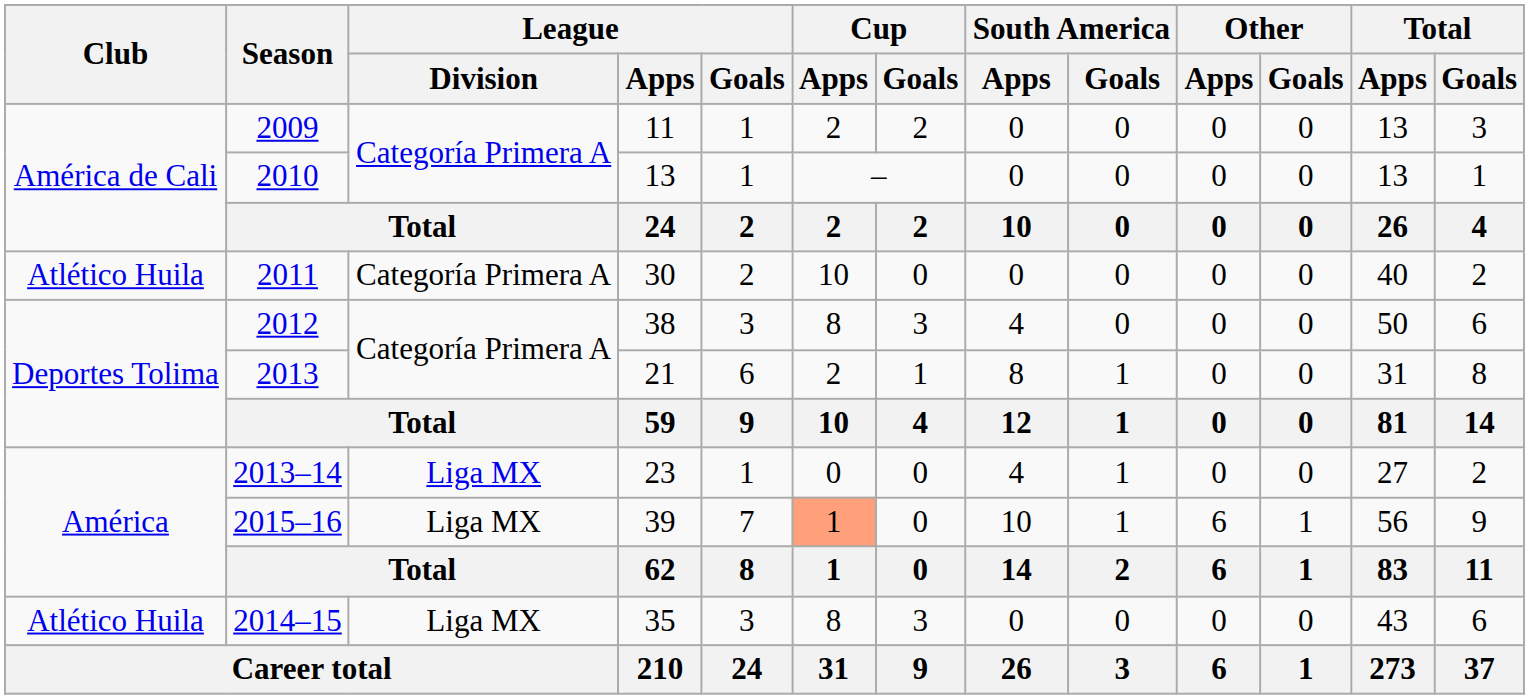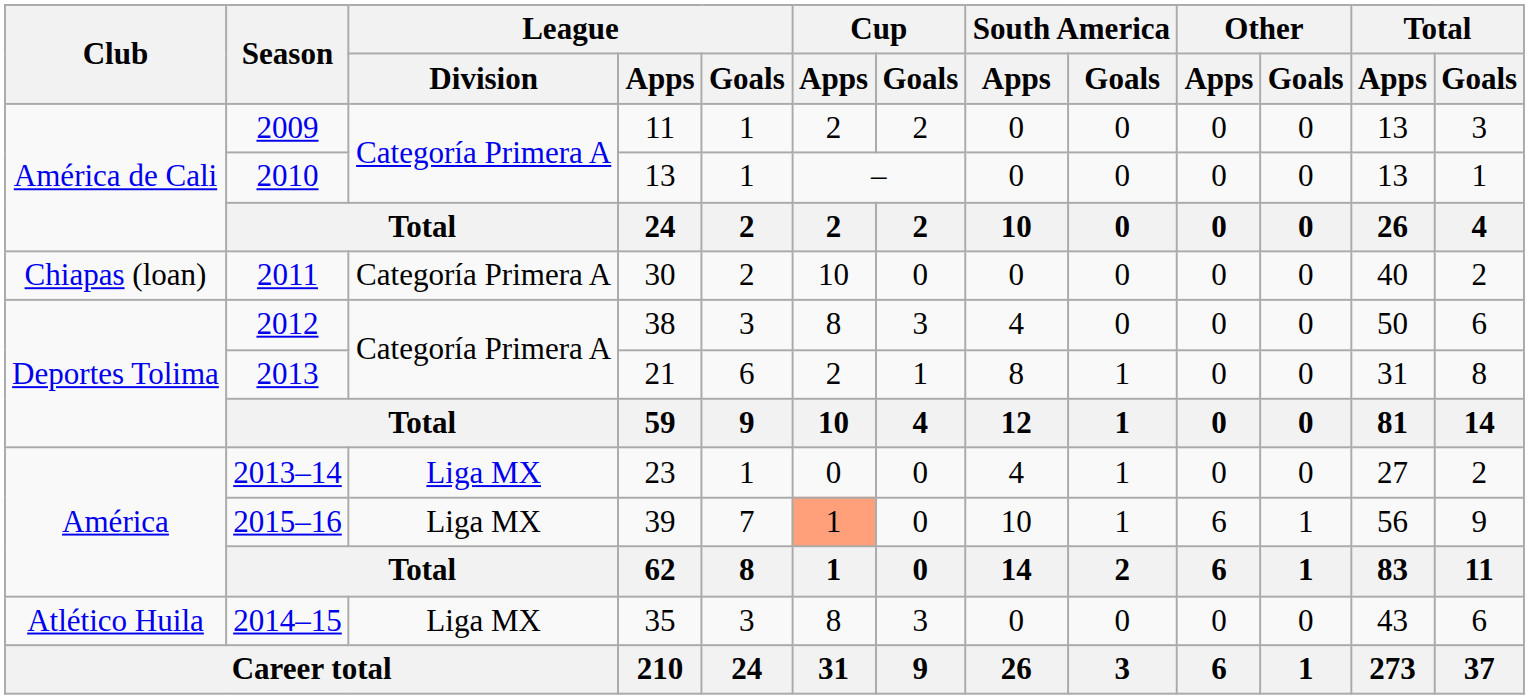(115, 275) Atlético Huila -> (115, 275) Chiapas (loan)
